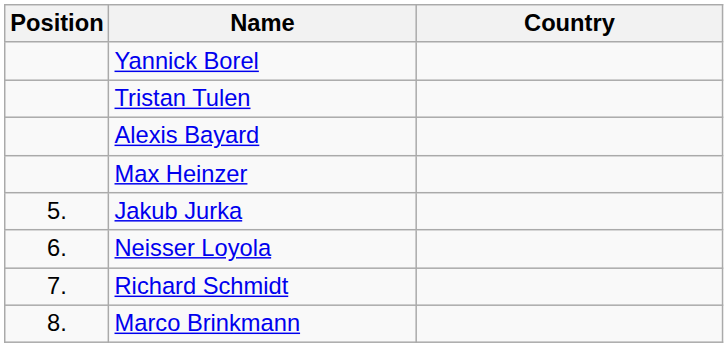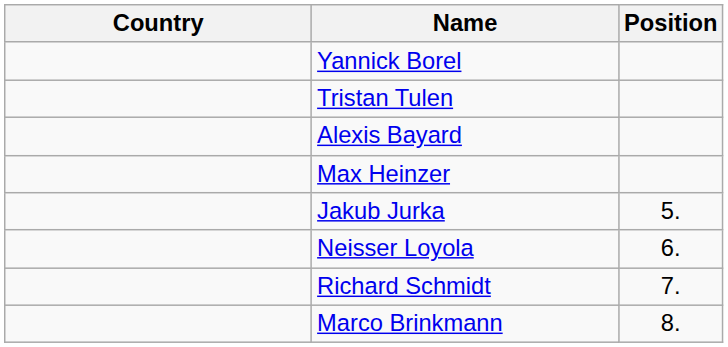columns swapped: (57, 23) <-> (569, 23)
